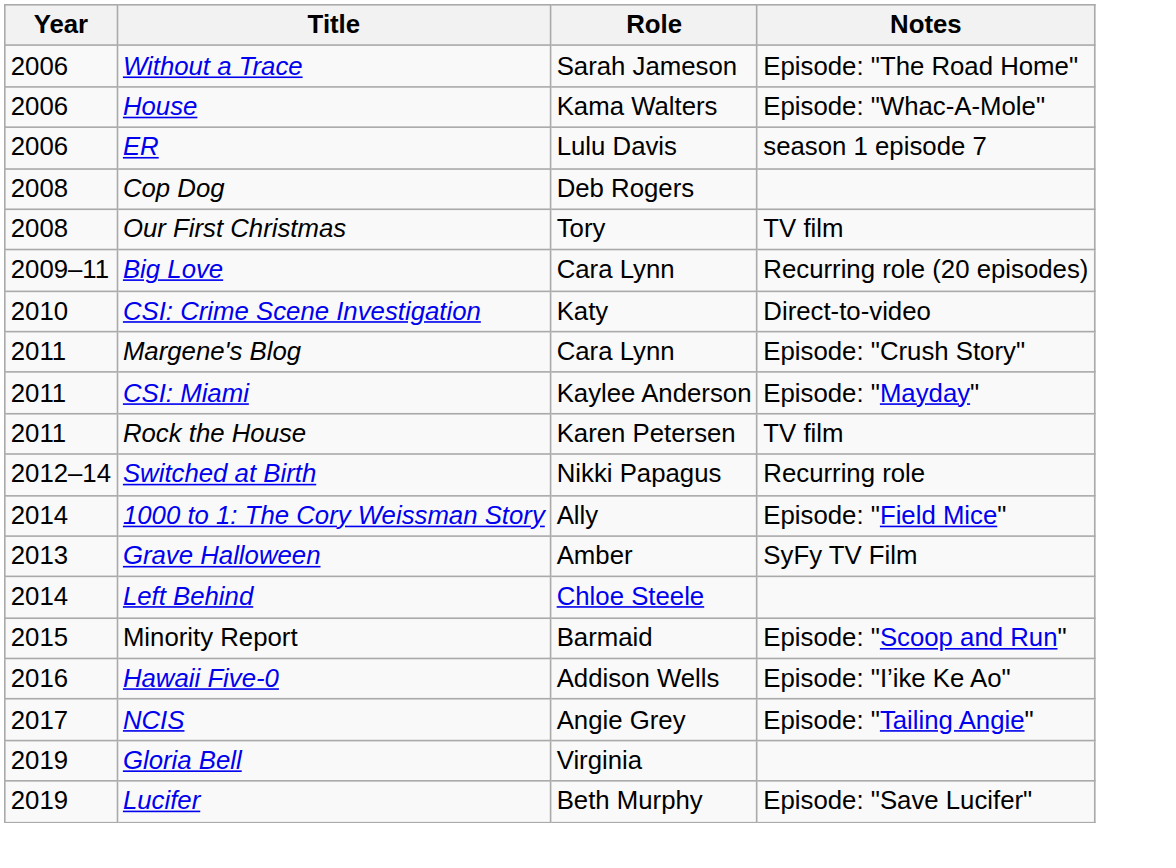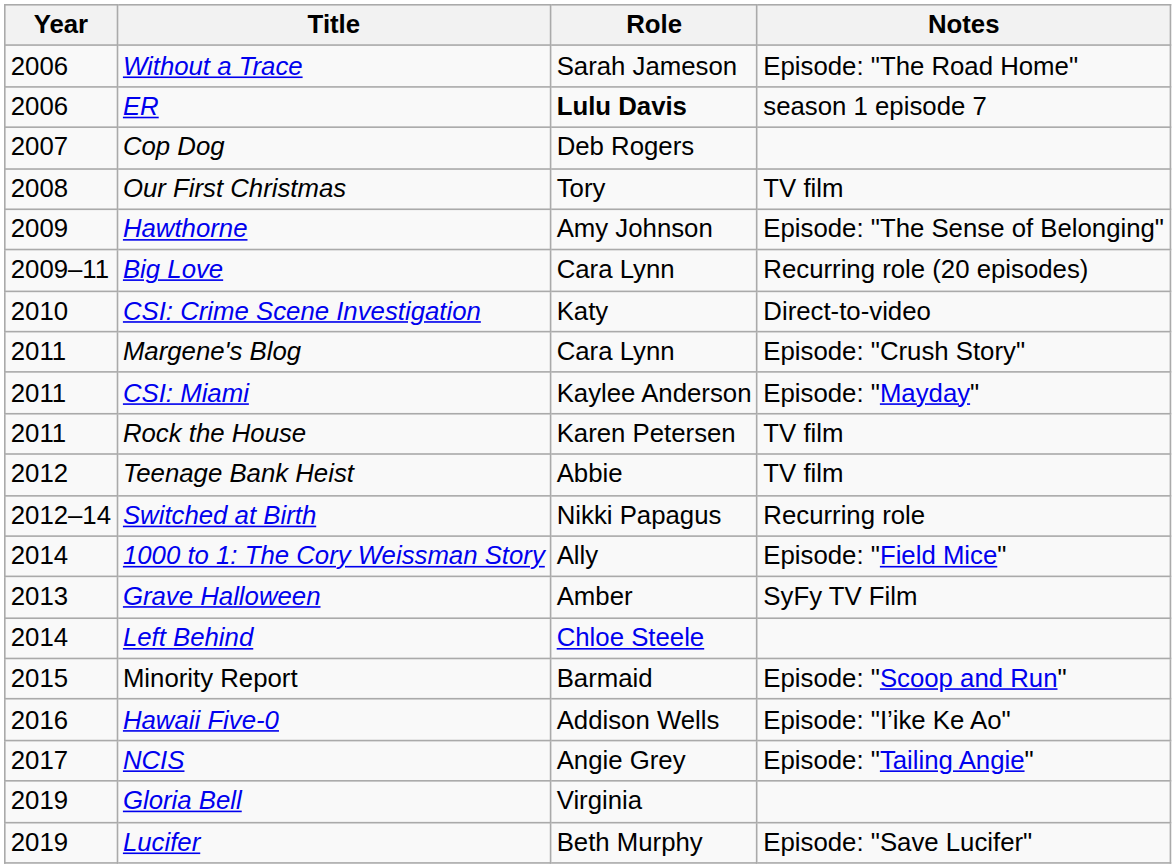- row: (160, 106)
(617, 147) normal -> (622, 106) bold
(39, 188) 2008 -> (39, 147) 2007
+ row: (185, 229)
+ row: (238, 474)
